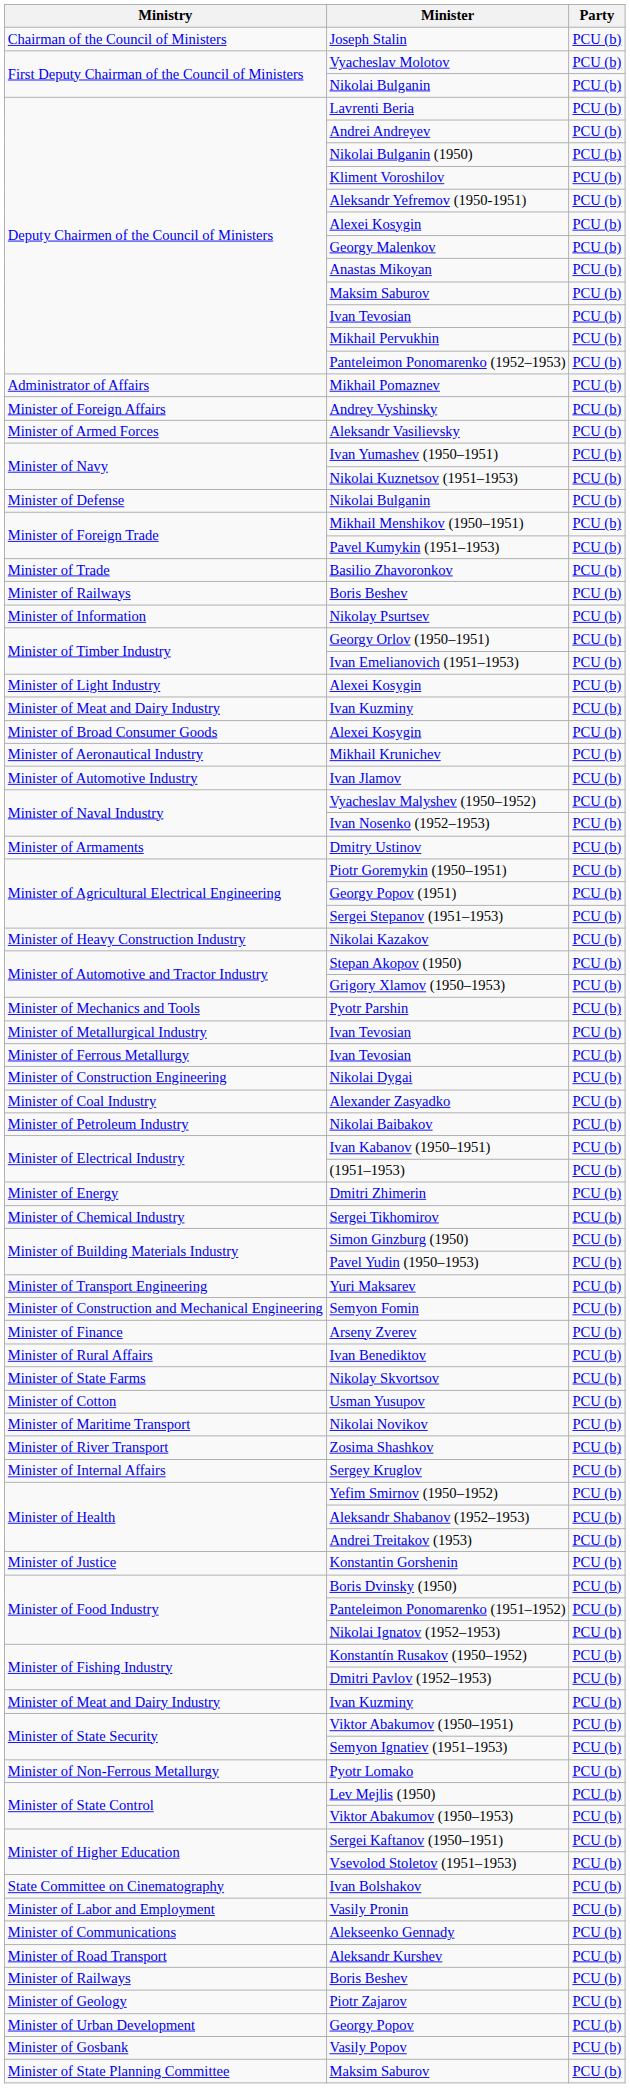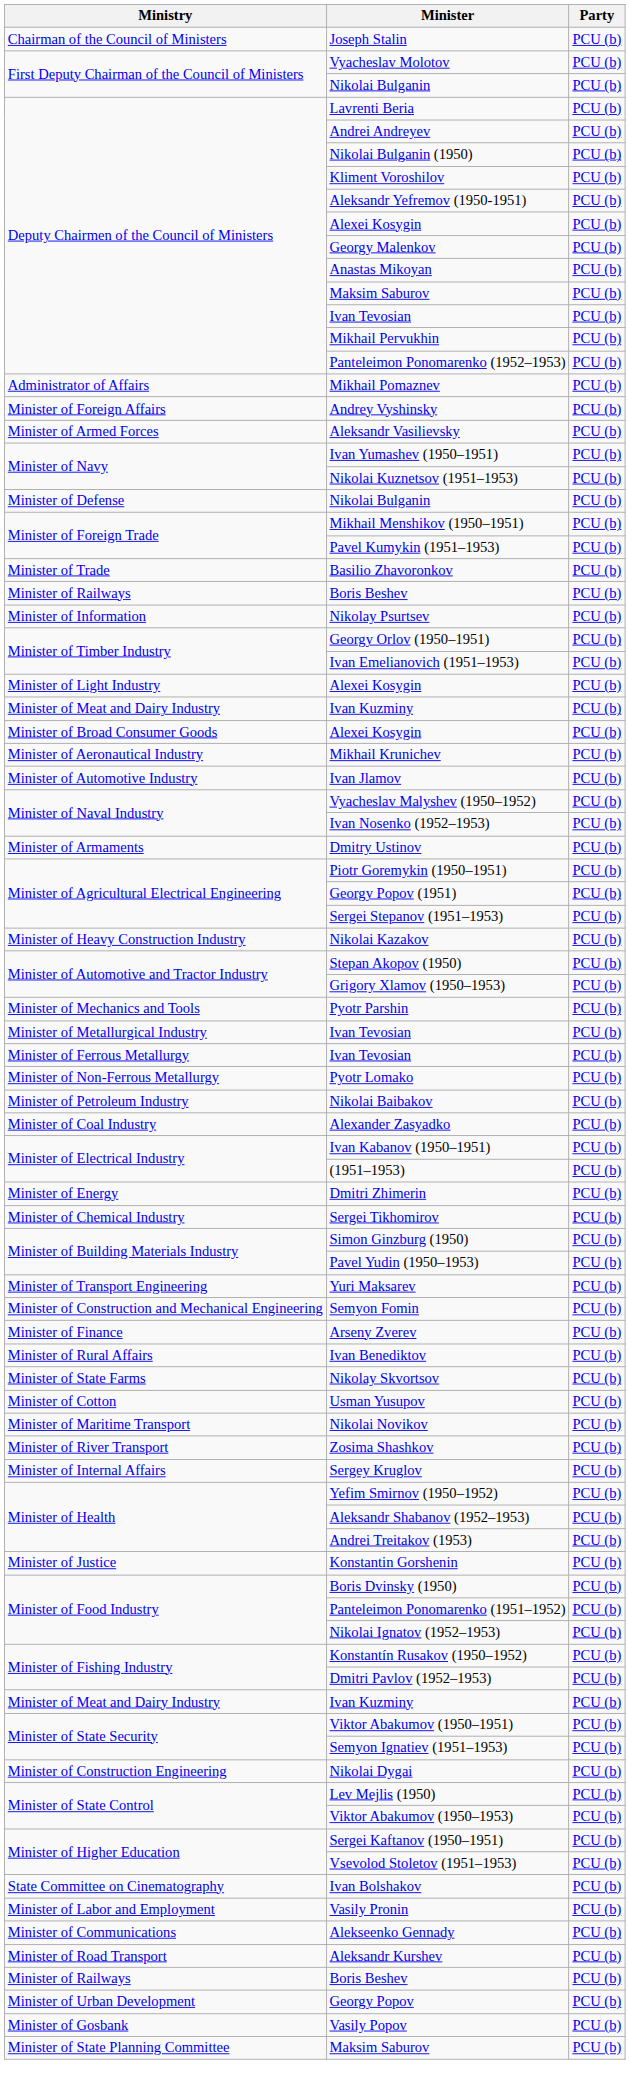rows swapped: (113, 1770) <-> (117, 1078)
rows swapped: (98, 1124) <-> (82, 1101)
- row: (67, 2001)
